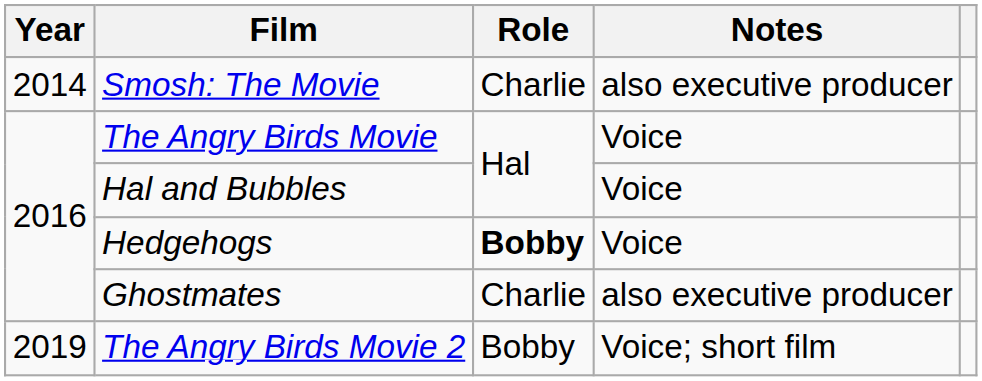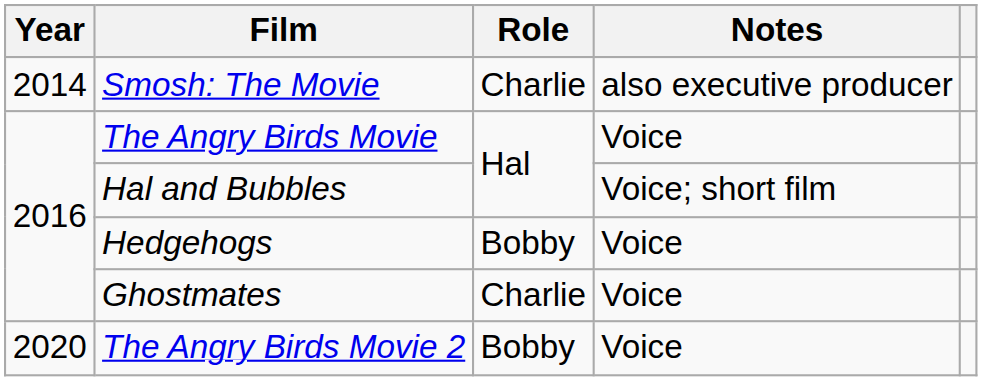(642, 189) Voice -> (719, 189) Voice; short film
(532, 242) bold -> (528, 242) normal
(777, 294) also executive producer -> (642, 294) Voice
(50, 347) 2019 -> (50, 347) 2020
(719, 347) Voice; short film -> (642, 347) Voice
